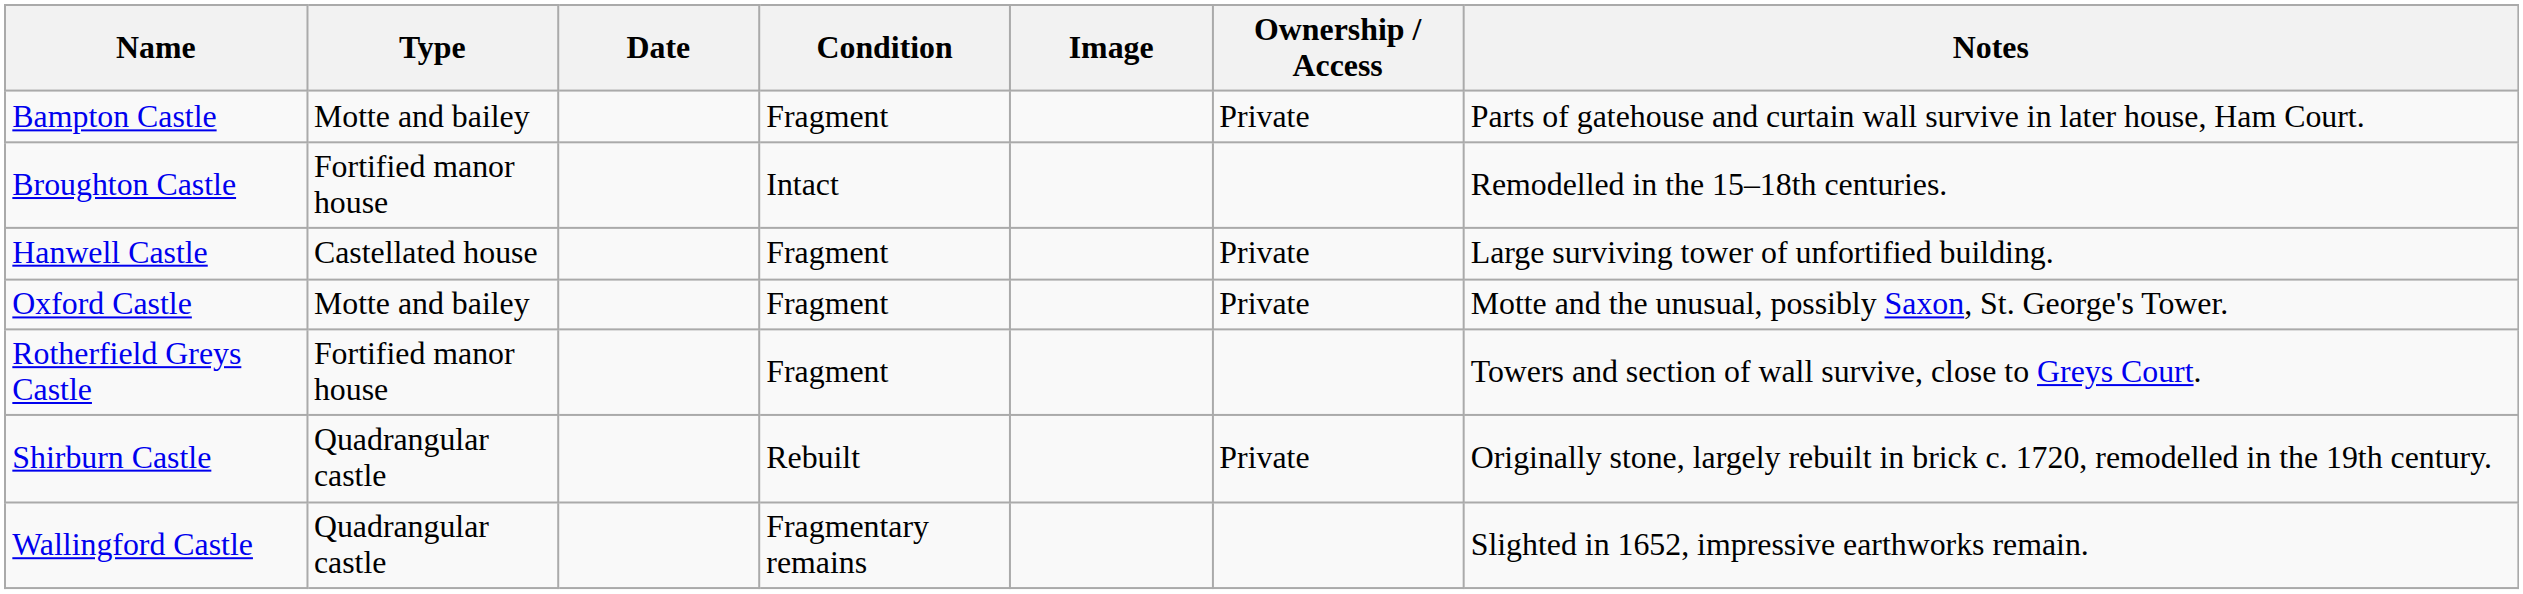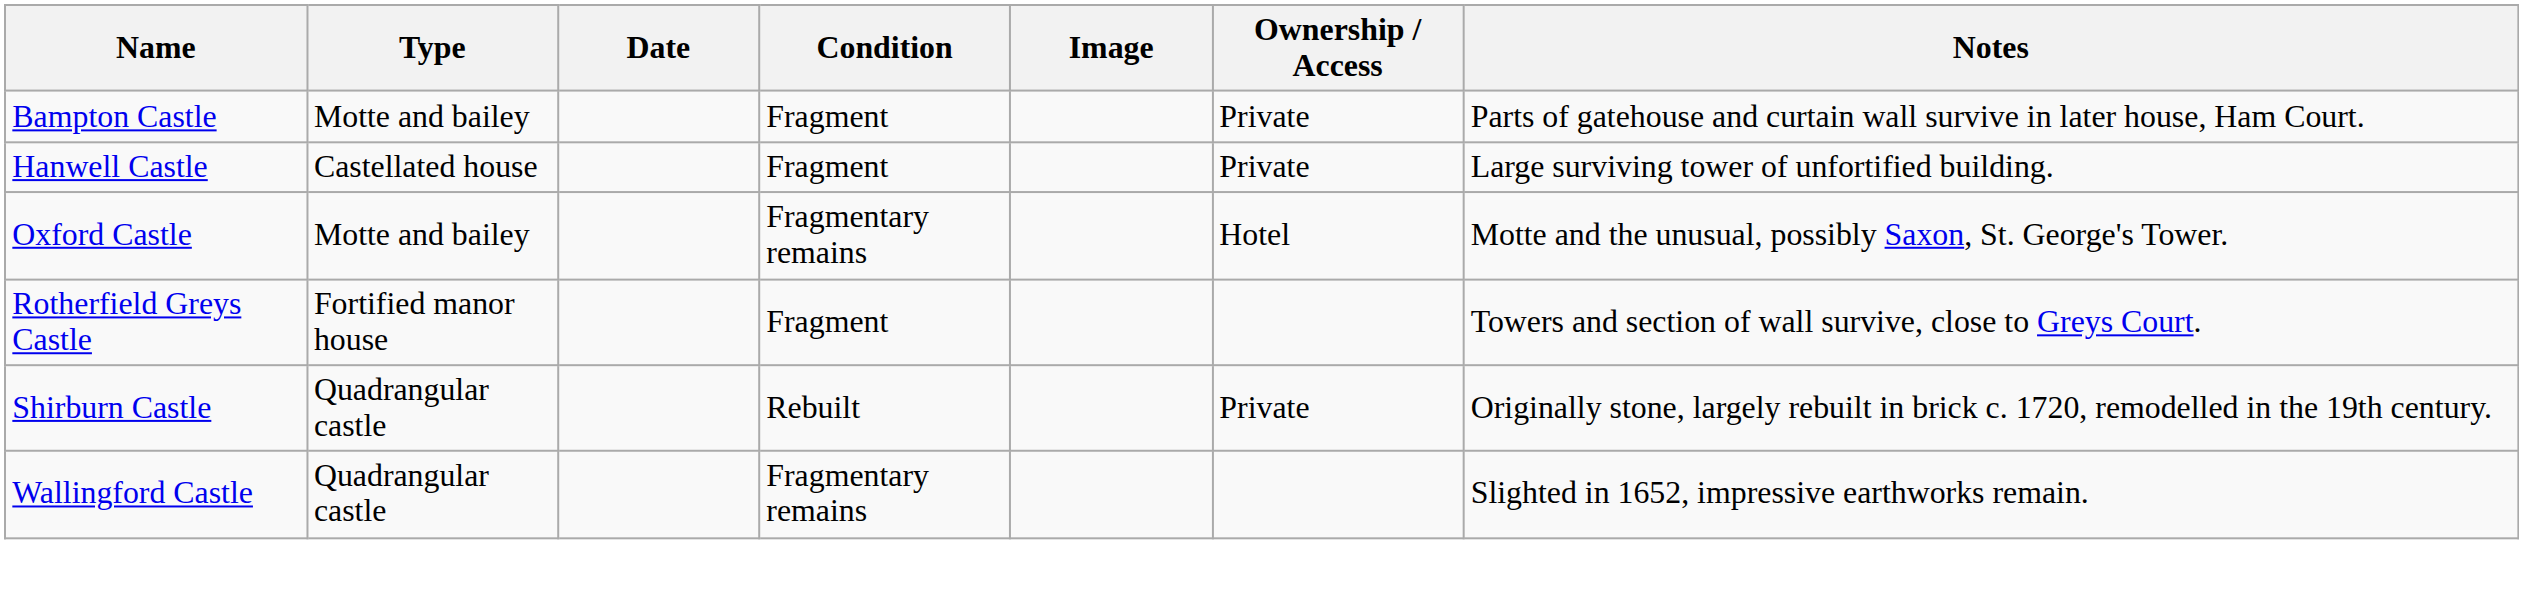- row: (124, 184)
(827, 303) Fragment -> (848, 234) Fragmentary remains
(1264, 303) Private -> (1255, 234) Hotel
